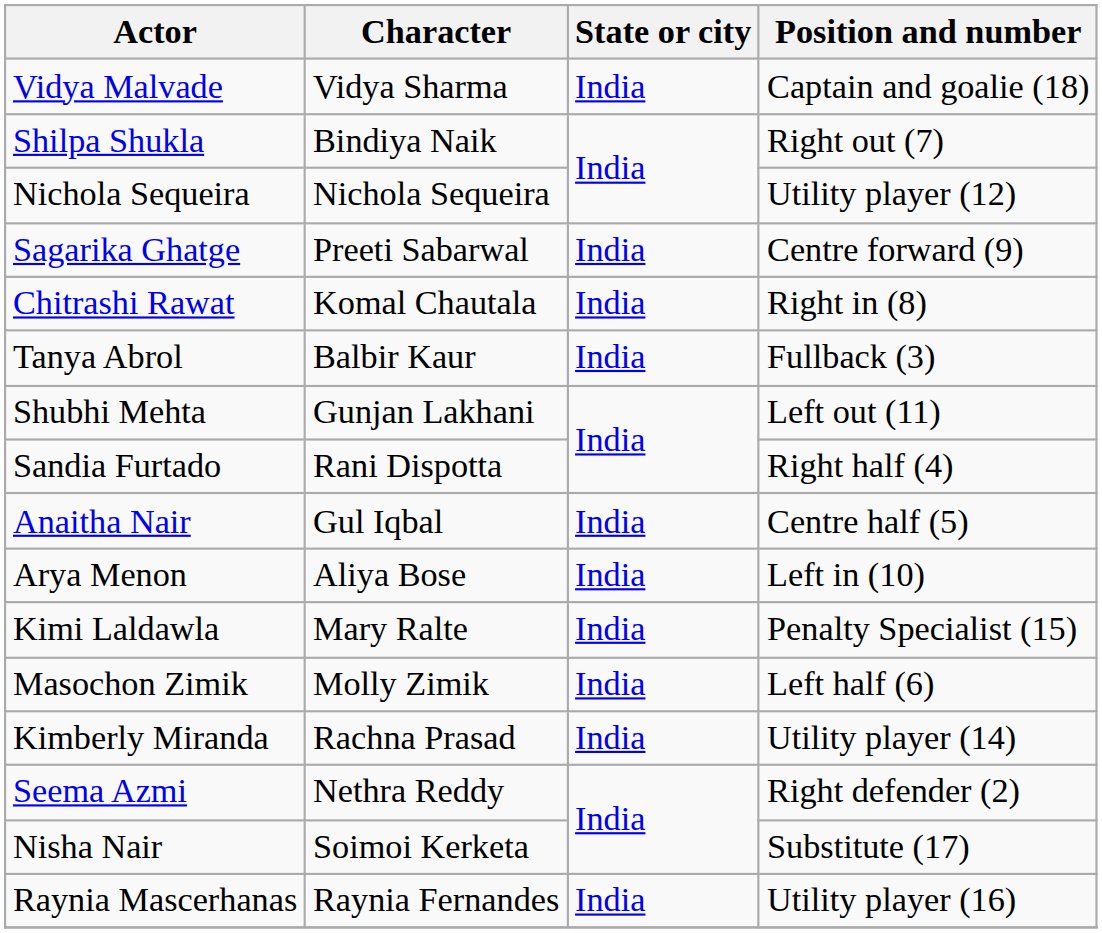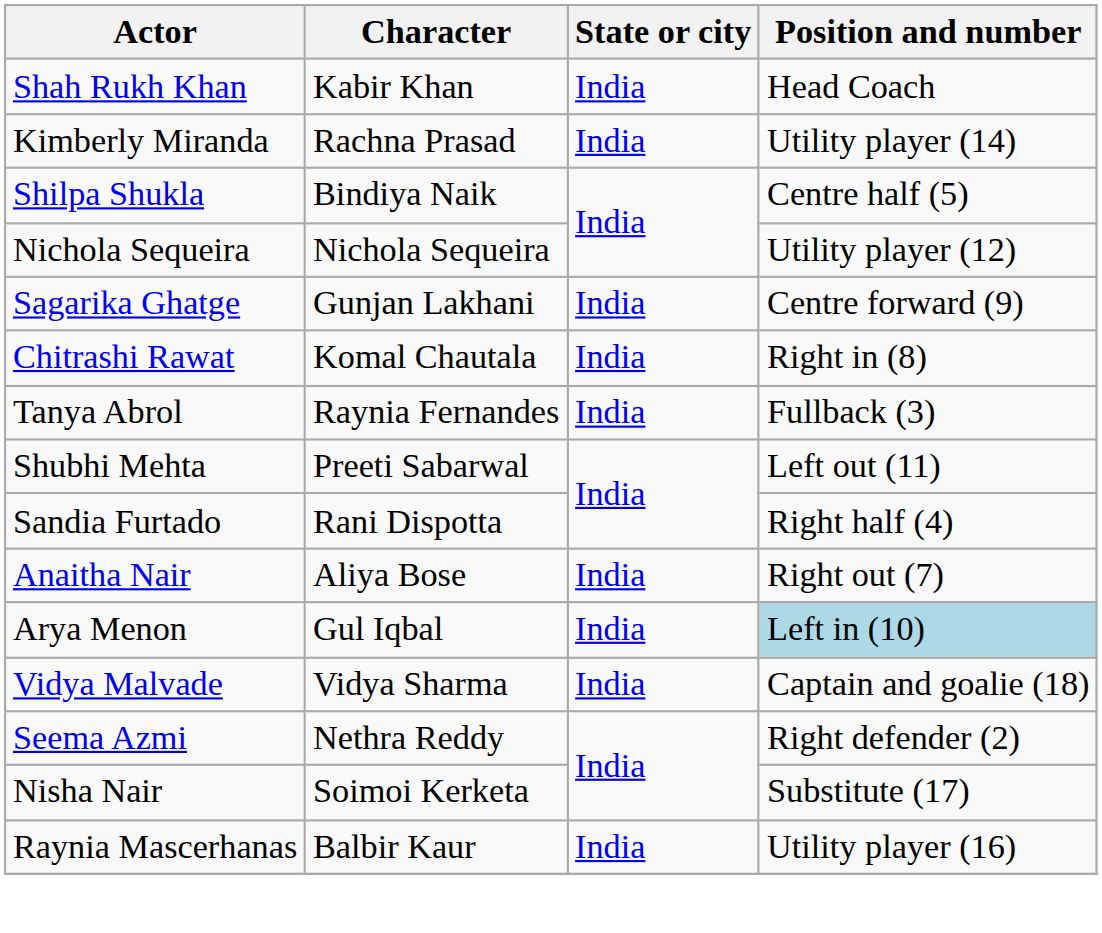+ row: (130, 85)
rows swapped: (118, 85) <-> (141, 737)
(856, 140) Right out (7) -> (868, 194) Centre half (5)
(421, 248) Preeti Sabarwal -> (424, 303) Gunjan Lakhani
(394, 357) Balbir Kaur -> (436, 411) Raynia Fernandes
(424, 411) Gunjan Lakhani -> (421, 466) Preeti Sabarwal
(378, 520) Gul Iqbal -> (390, 574) Aliya Bose
(868, 520) Centre half (5) -> (856, 574) Right out (7)
(390, 574) Aliya Bose -> (378, 628) Gul Iqbal
(846, 574) no background -> (846, 628) lightblue background
- row: (116, 628)
- row: (130, 683)
(436, 900) Raynia Fernandes -> (394, 846) Balbir Kaur
